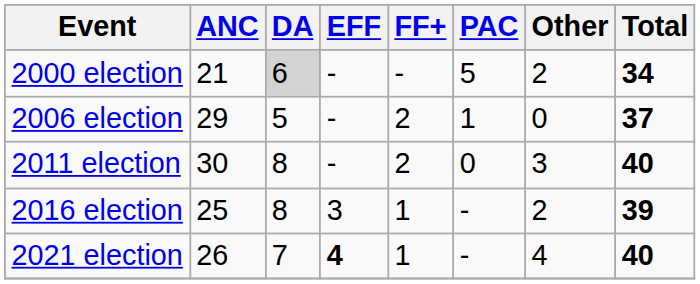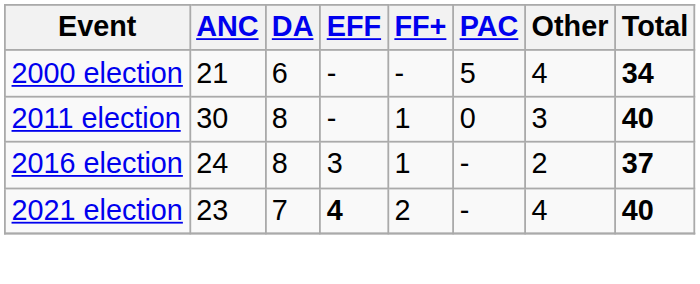(280, 73) lightgrey background -> (280, 73) no background
(540, 73) 2 -> (540, 73) 4
- row: (97, 118)
(402, 164) 2 -> (402, 118) 1
(212, 210) 25 -> (212, 164) 24
(638, 210) 39 -> (638, 164) 37
(212, 255) 26 -> (212, 210) 23
(402, 255) 1 -> (402, 210) 2
